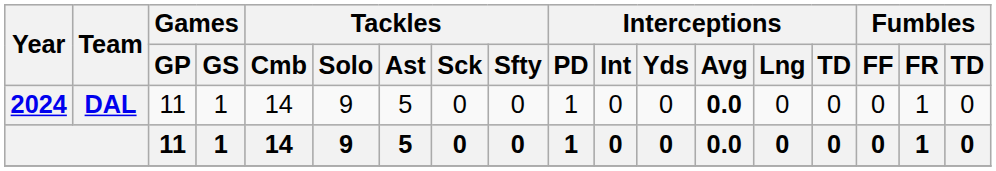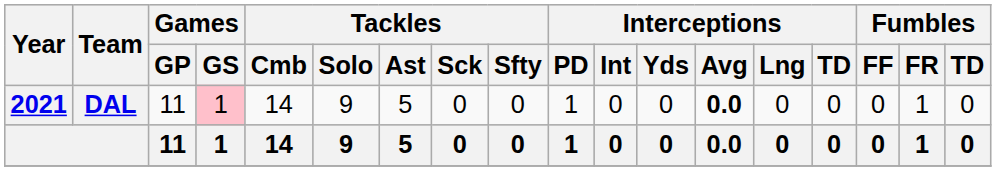(39, 104) 2024 -> (39, 104) 2021
(221, 104) no background -> (221, 104) pink background
